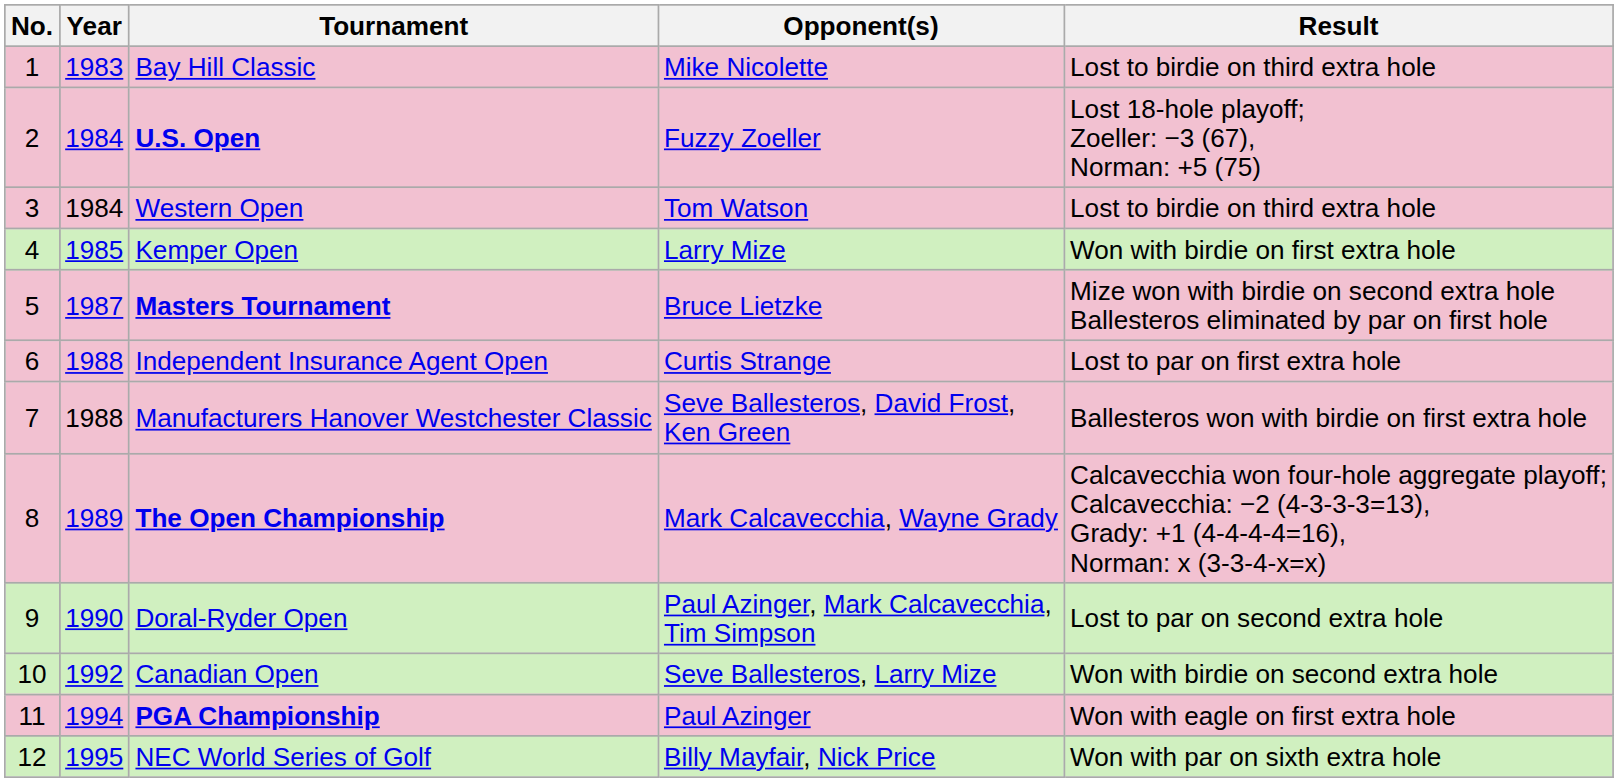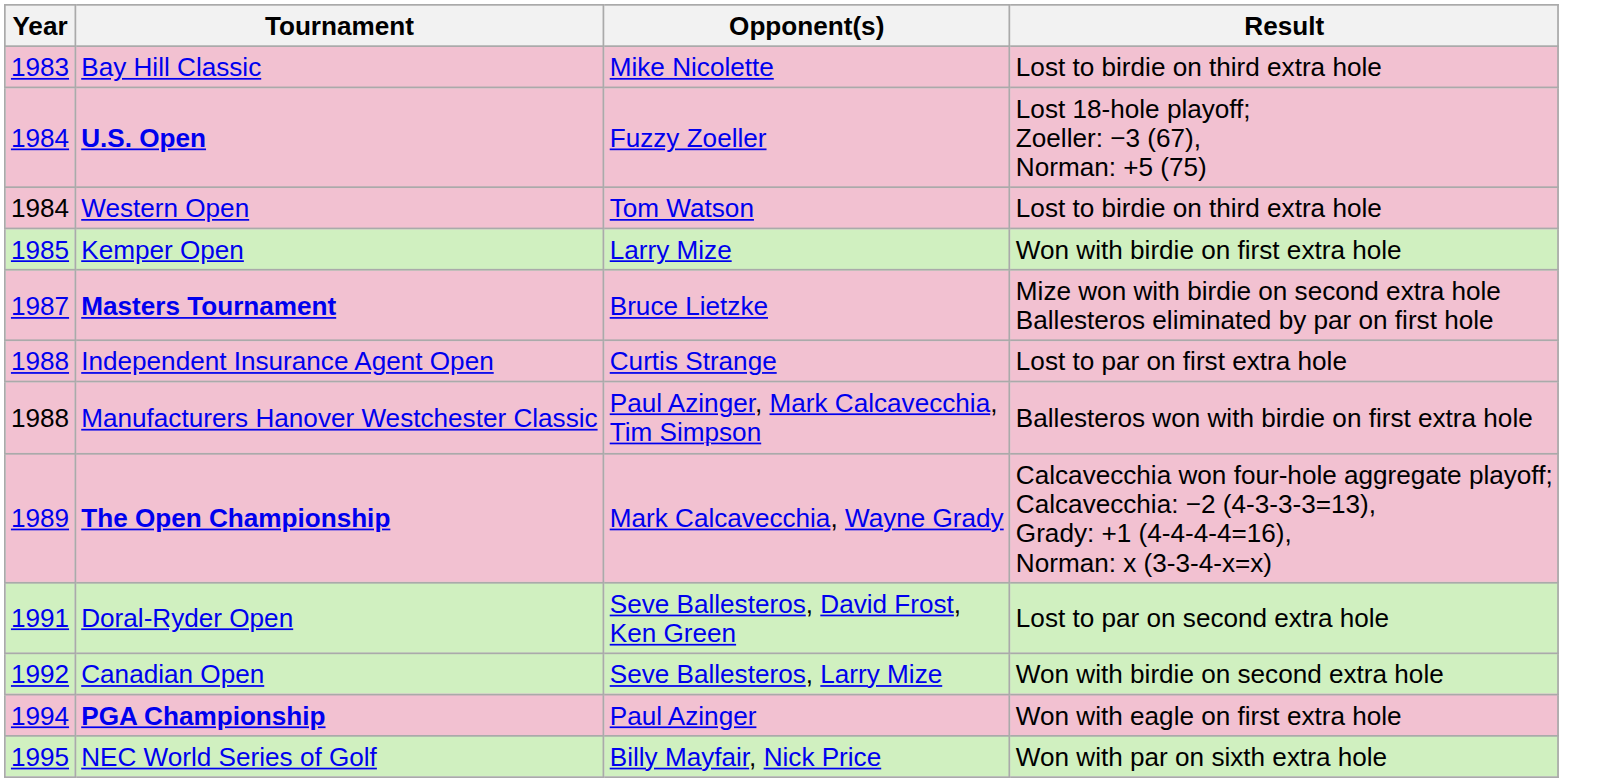- column: (32, 26)
(840, 418) Seve Ballesteros, David Frost, Ken Green -> (804, 418) Paul Azinger, Mark Calcavecchia, Tim Simpson
(94, 618) 1990 -> (40, 618) 1991
(858, 618) Paul Azinger, Mark Calcavecchia, Tim Simpson -> (785, 618) Seve Ballesteros, David Frost, Ken Green
